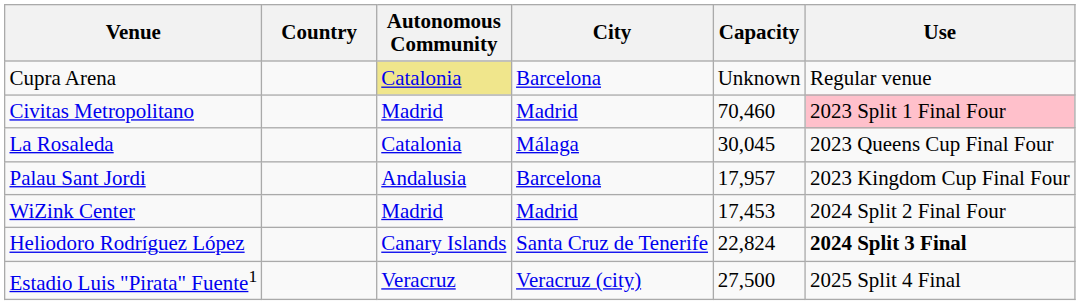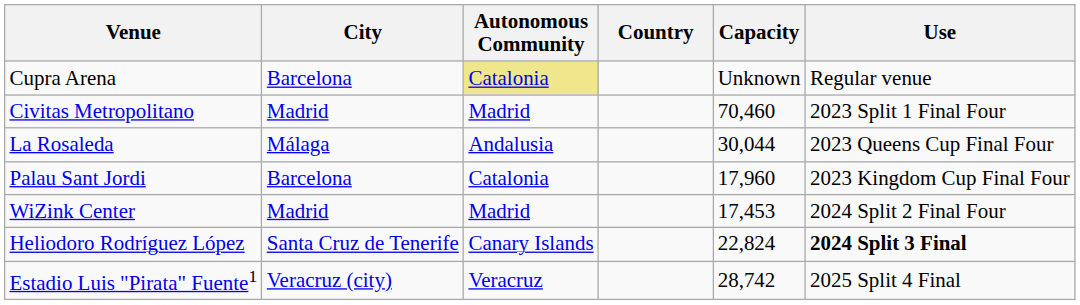columns swapped: (612, 32) <-> (319, 32)
(908, 111) pink background -> (908, 111) no background
(421, 144) Catalonia -> (511, 144) Andalusia
(747, 144) 30,045 -> (747, 144) 30,044
(424, 177) Andalusia -> (509, 177) Catalonia
(747, 177) 17,957 -> (747, 177) 17,960
(747, 280) 27,500 -> (747, 280) 28,742
